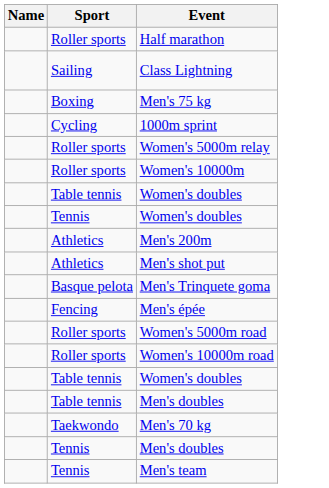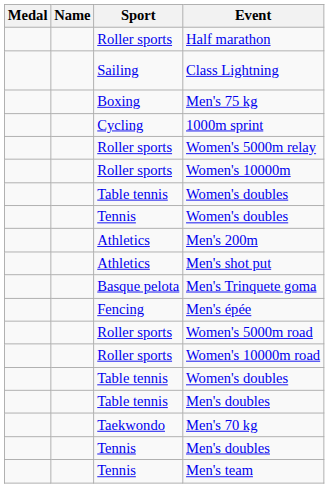+ column: (28, 16)
